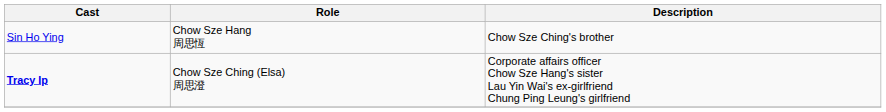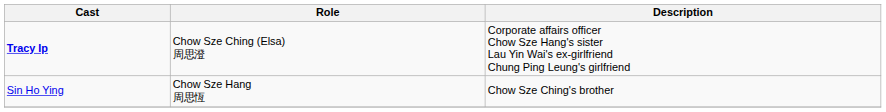rows swapped: (35, 37) <-> (27, 80)
